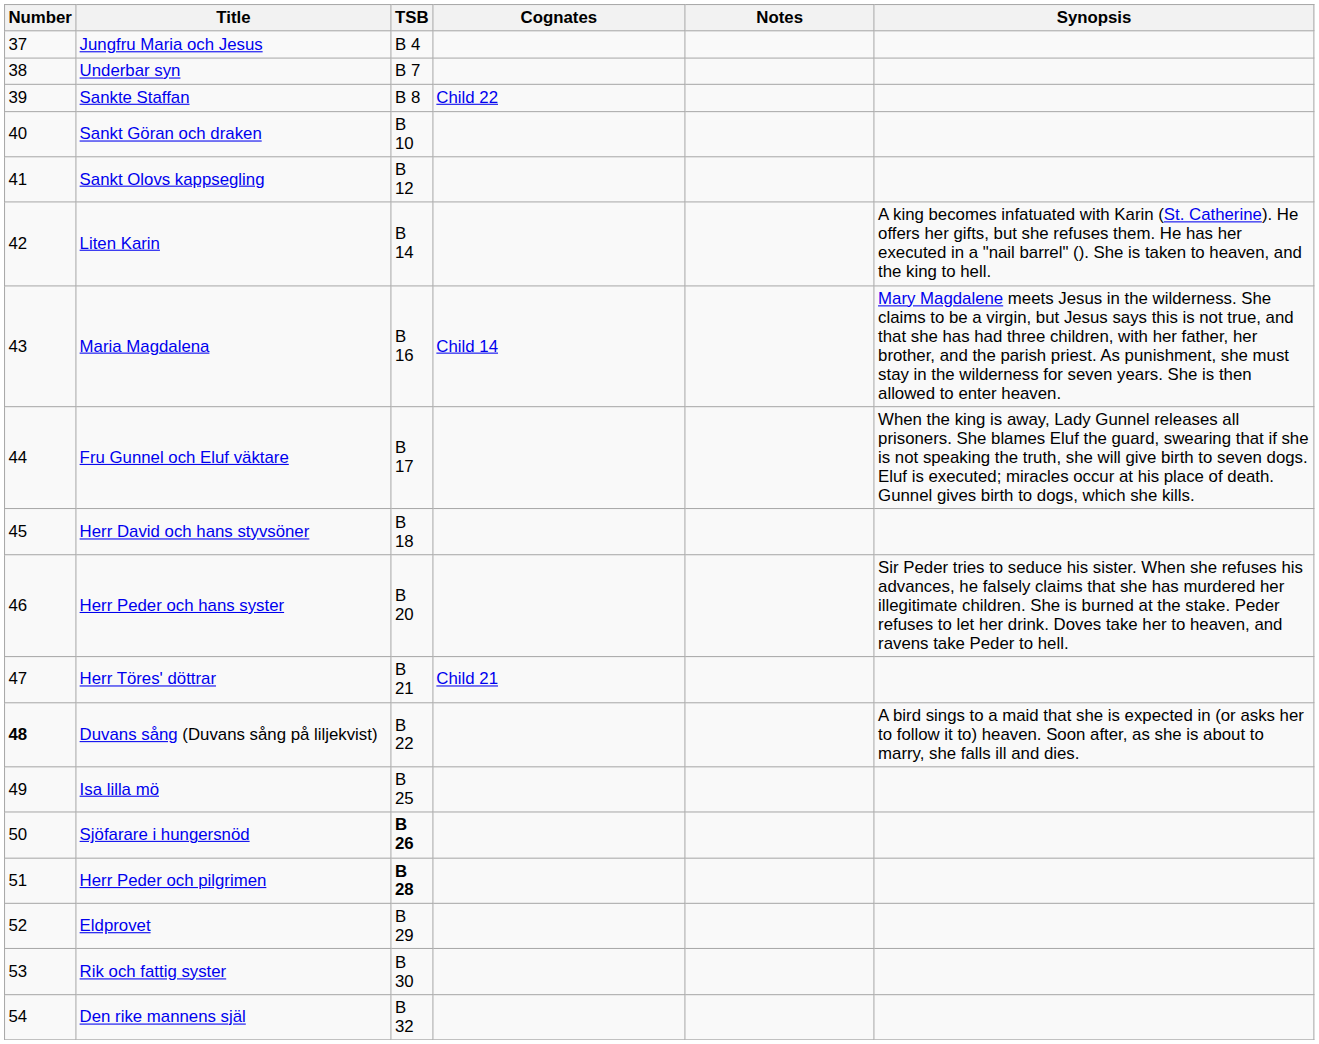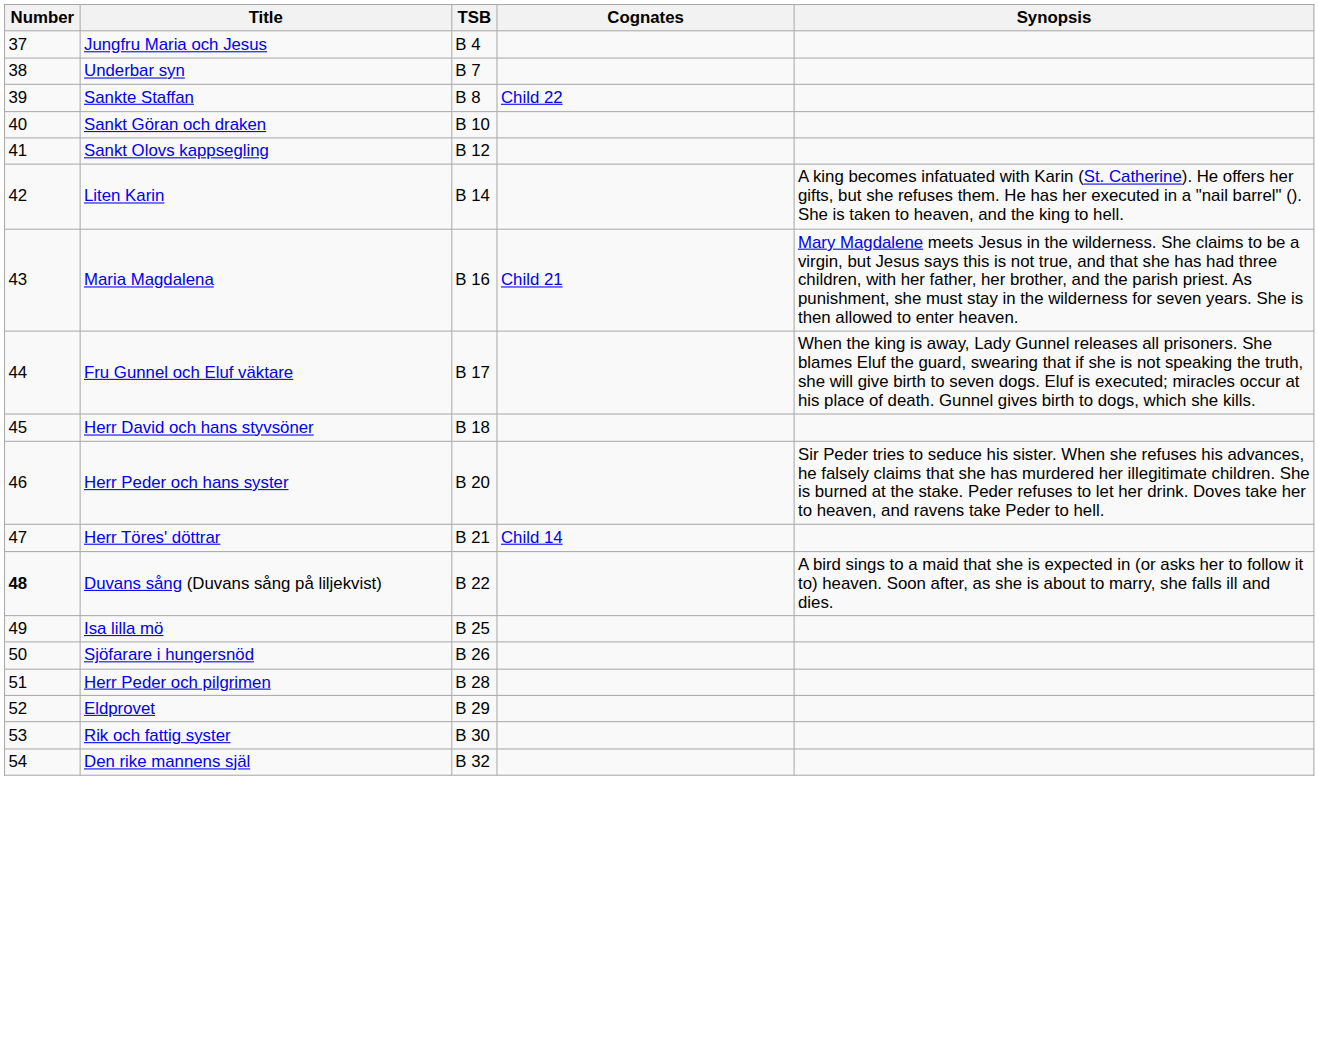- column: (780, 17)
(467, 346) Child 14 -> (532, 279) Child 21
(467, 679) Child 21 -> (532, 537) Child 14
(404, 834) bold -> (473, 655) normal
(404, 880) bold -> (473, 682) normal
